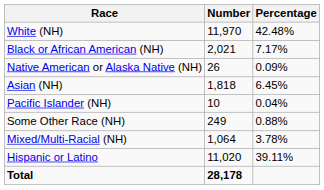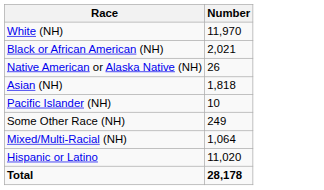- column: (286, 13)
